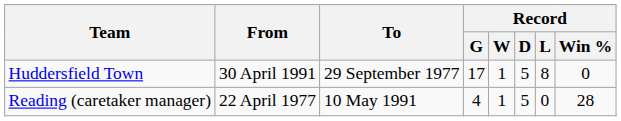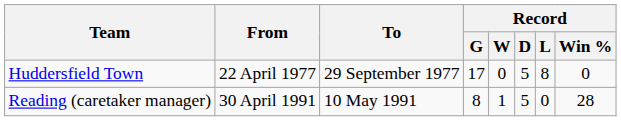(267, 73) 30 April 1991 -> (267, 73) 22 April 1977
(502, 73) 1 -> (502, 73) 0
(267, 101) 22 April 1977 -> (267, 101) 30 April 1991
(476, 101) 4 -> (476, 101) 8
